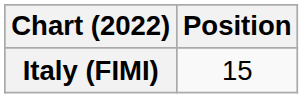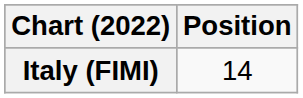(237, 69) 15 -> (237, 69) 14
